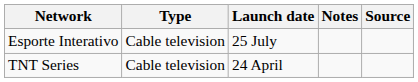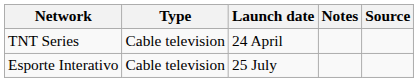rows swapped: (44, 65) <-> (63, 41)
